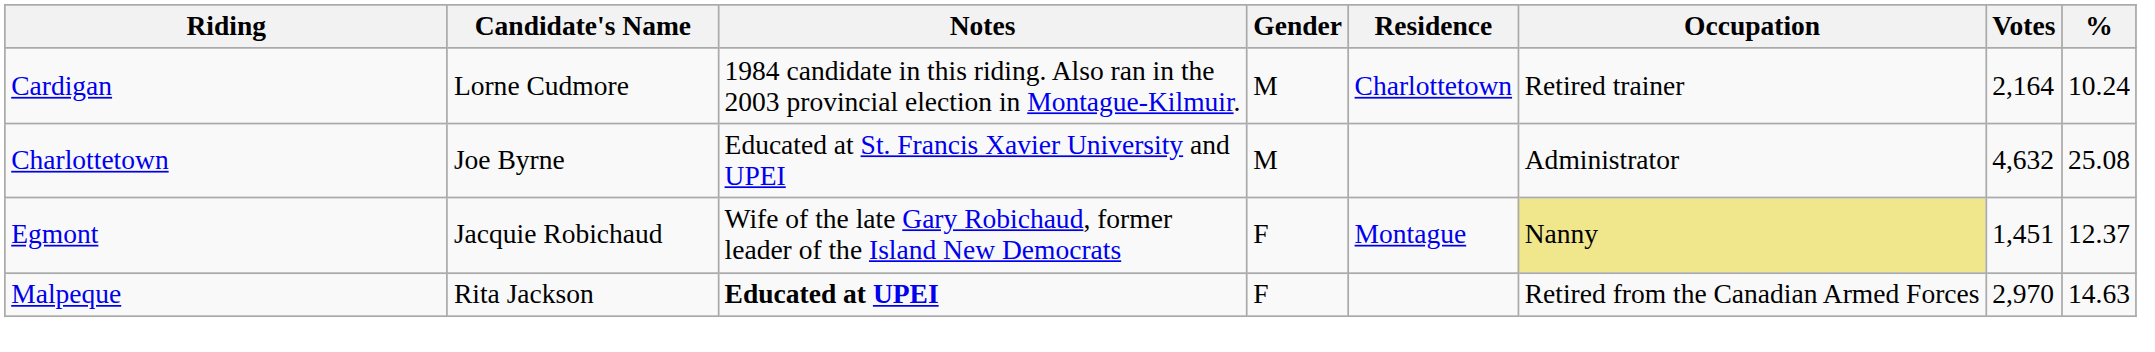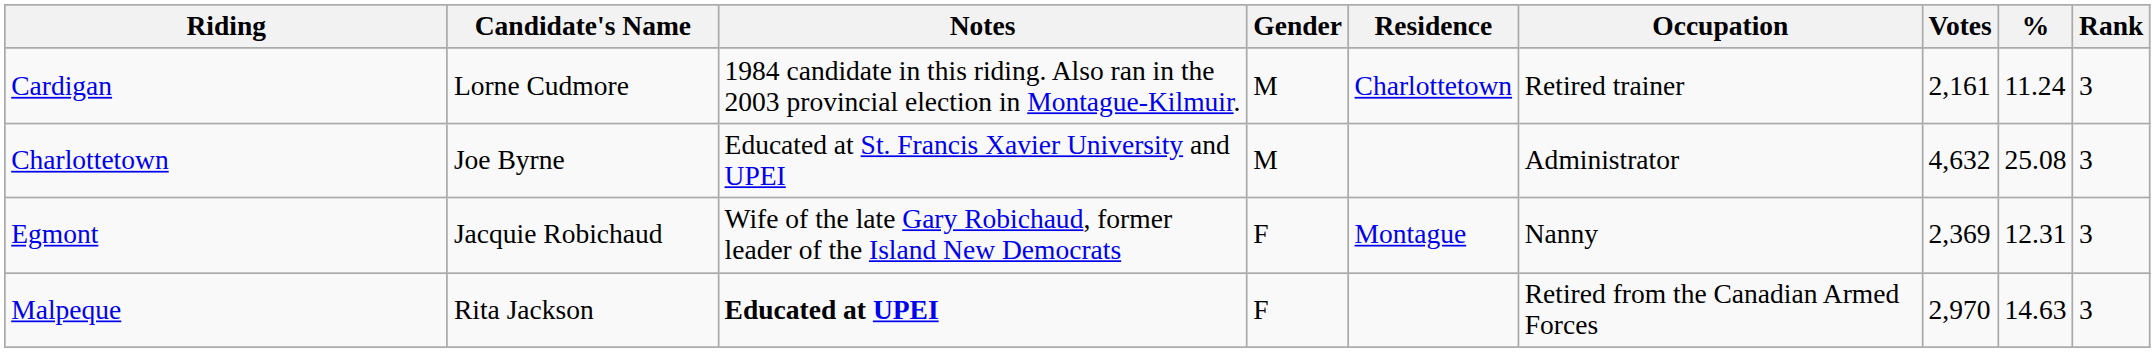+ column: (2111, 26)
(2023, 85) 2,164 -> (1960, 85) 2,161
(2099, 85) 10.24 -> (2035, 85) 11.24
(1561, 234) khaki background -> (1561, 234) no background
(2023, 234) 1,451 -> (1960, 234) 2,369
(2099, 234) 12.37 -> (2035, 234) 12.31
